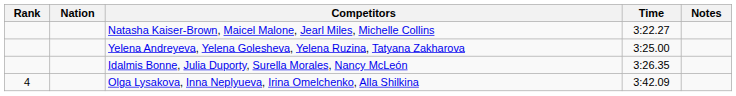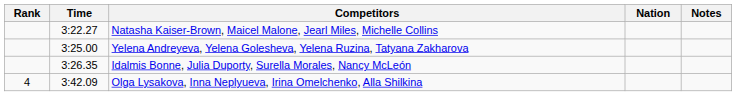columns swapped: (78, 13) <-> (651, 13)
